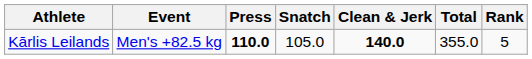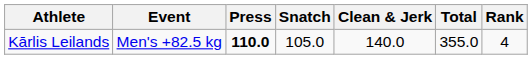(385, 42) bold -> (385, 42) normal
(505, 42) 5 -> (505, 42) 4
